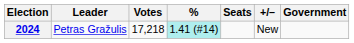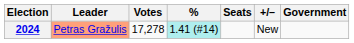(90, 30) no background -> (90, 30) lightsalmon background
(148, 30) 17,218 -> (148, 30) 17,278
